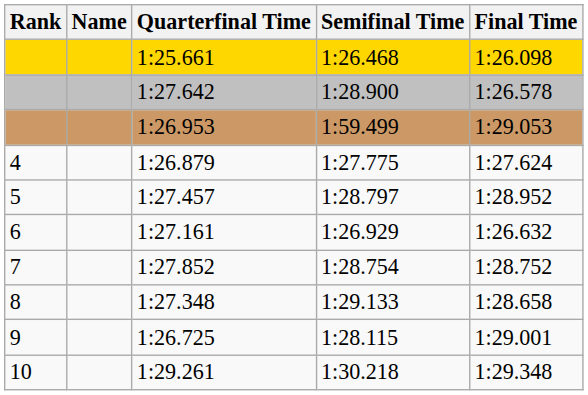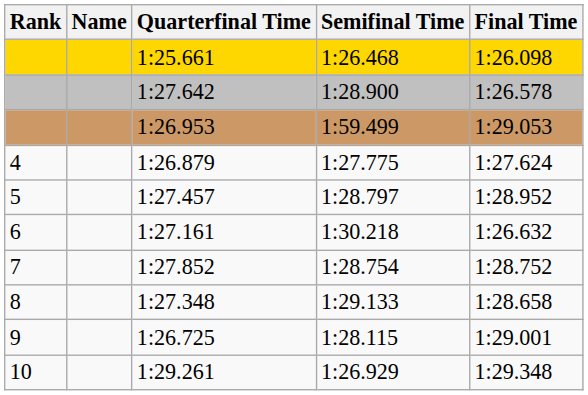(360, 232) 1:26.929 -> (360, 232) 1:30.218
(360, 372) 1:30.218 -> (360, 372) 1:26.929
